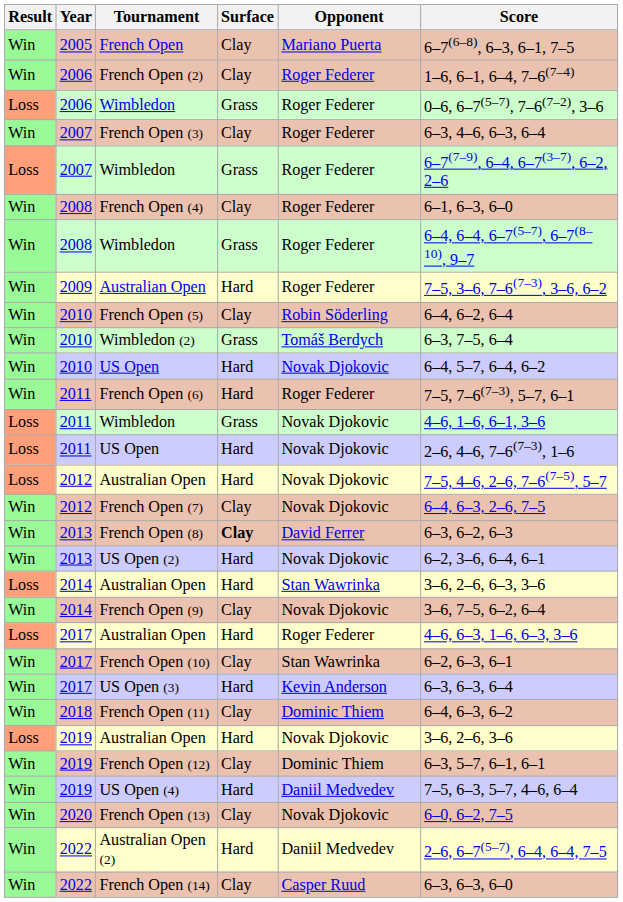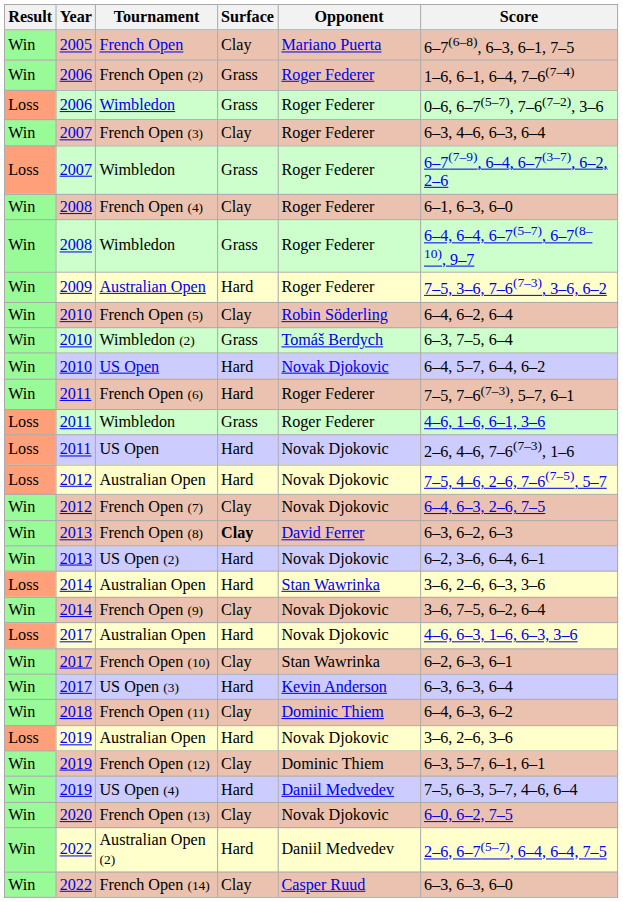(236, 75) Clay -> (239, 75) Grass
(335, 421) Novak Djokovic -> (328, 421) Roger Federer
(328, 635) Roger Federer -> (335, 635) Novak Djokovic
